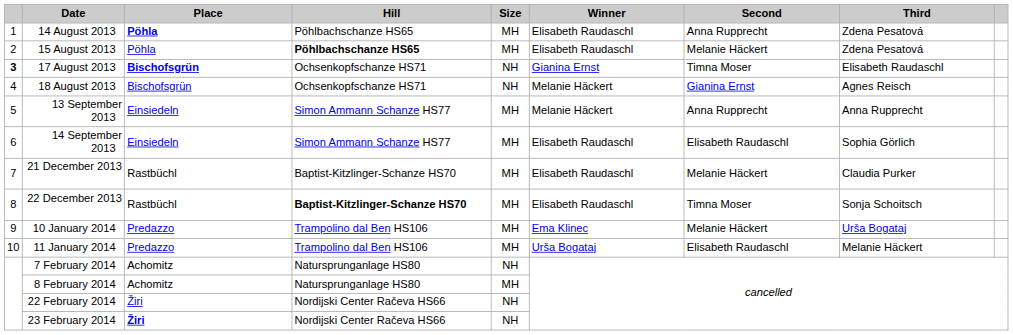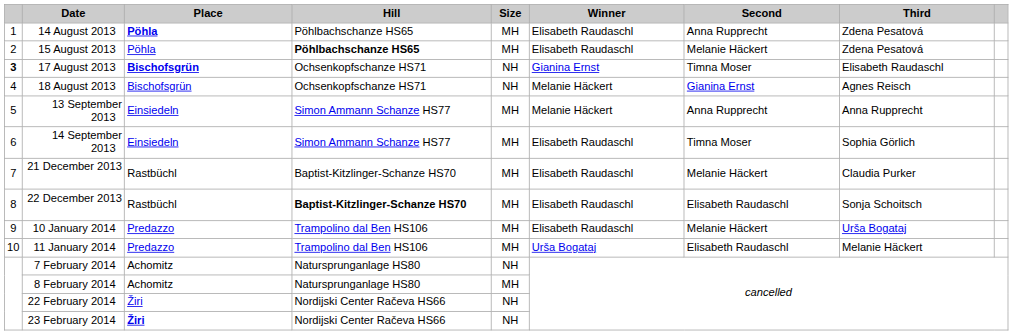(738, 142) Elisabeth Raudaschl -> (719, 142) Timna Moser
(719, 204) Timna Moser -> (738, 204) Elisabeth Raudaschl
(560, 229) Ema Klinec -> (583, 229) Elisabeth Raudaschl
